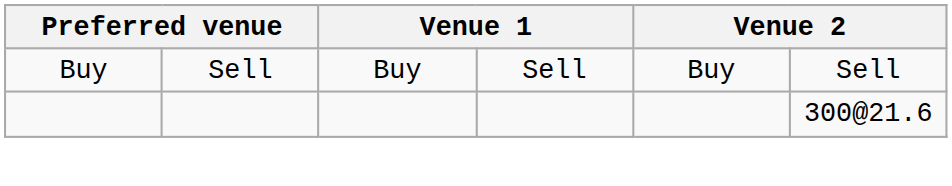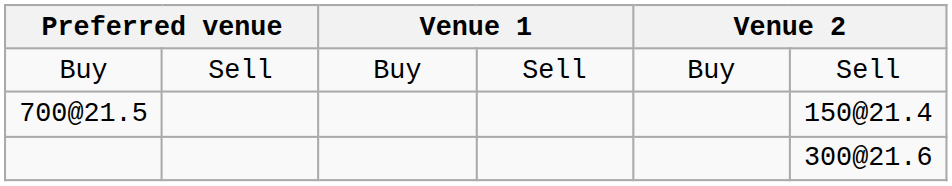+ row: (83, 114)
